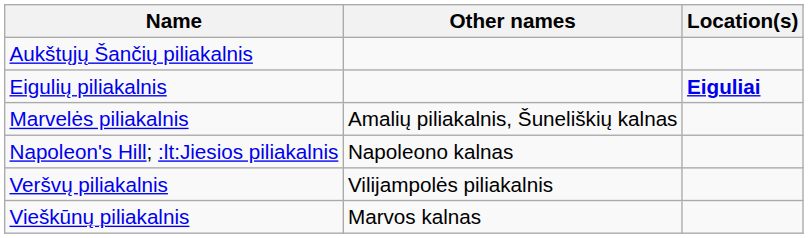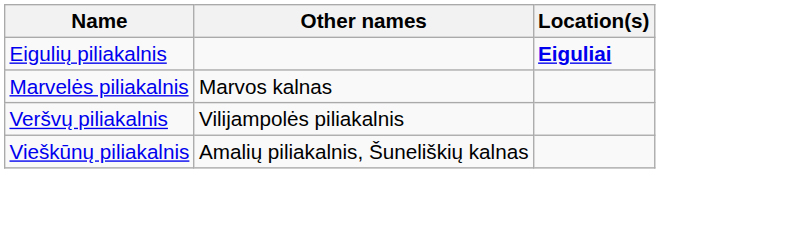- row: (131, 54)
(513, 119) Amalių piliakalnis, Šuneliškių kalnas -> (266, 87) Marvos kalnas
- row: (174, 152)
(415, 218) Marvos kalnas -> (364, 152) Amalių piliakalnis, Šuneliškių kalnas
